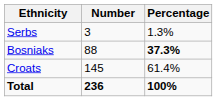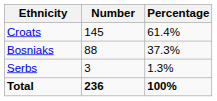rows swapped: (24, 68) <-> (22, 31)
(164, 50) bold -> (164, 50) normal
